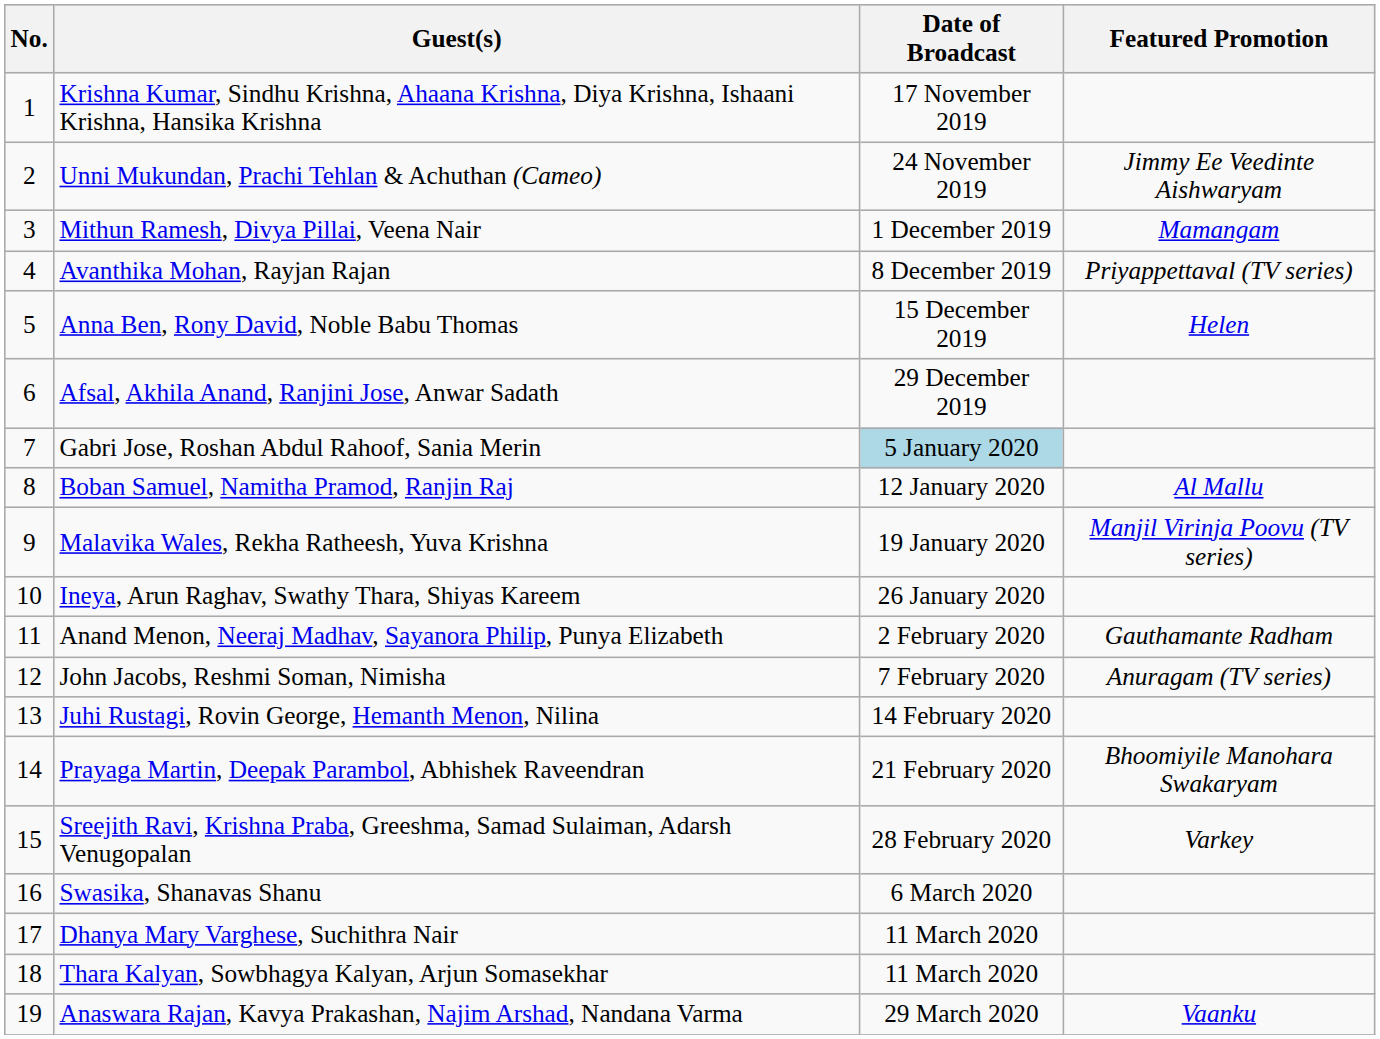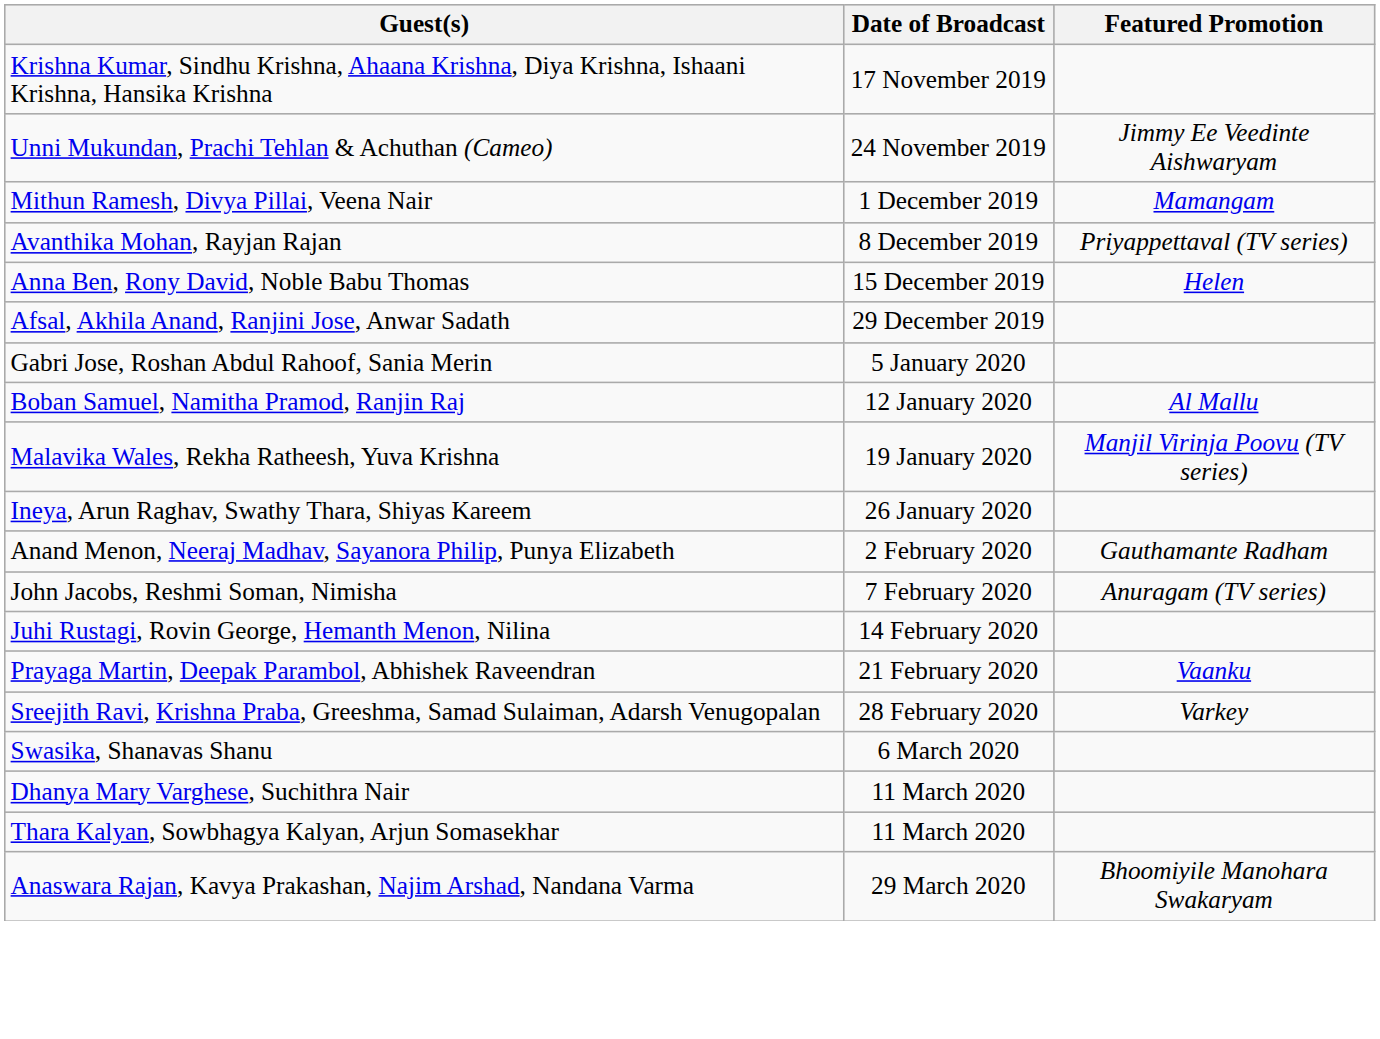- column: (29, 38)
(961, 447) lightblue background -> (948, 362) no background
(1219, 770) Bhoomiyile Manohara Swakaryam -> (1214, 671) Vaanku
(1219, 1013) Vaanku -> (1214, 885) Bhoomiyile Manohara Swakaryam
